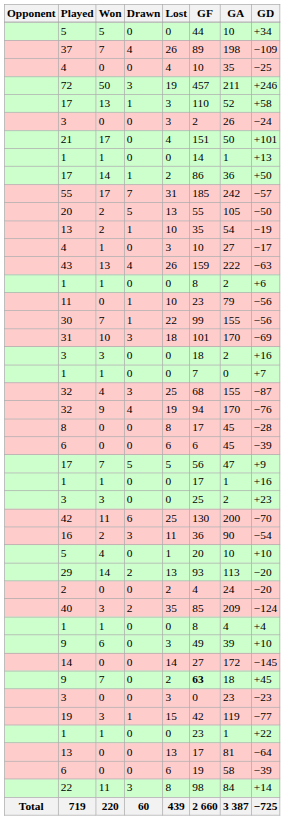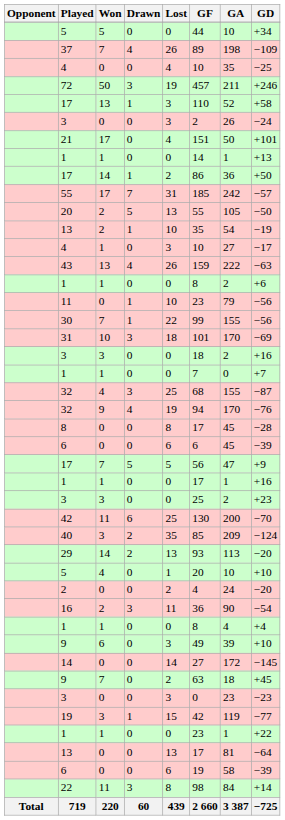rows swapped: (67, 608) <-> (67, 535)
rows swapped: (67, 572) <-> (64, 553)
(198, 680) bold -> (198, 680) normal
